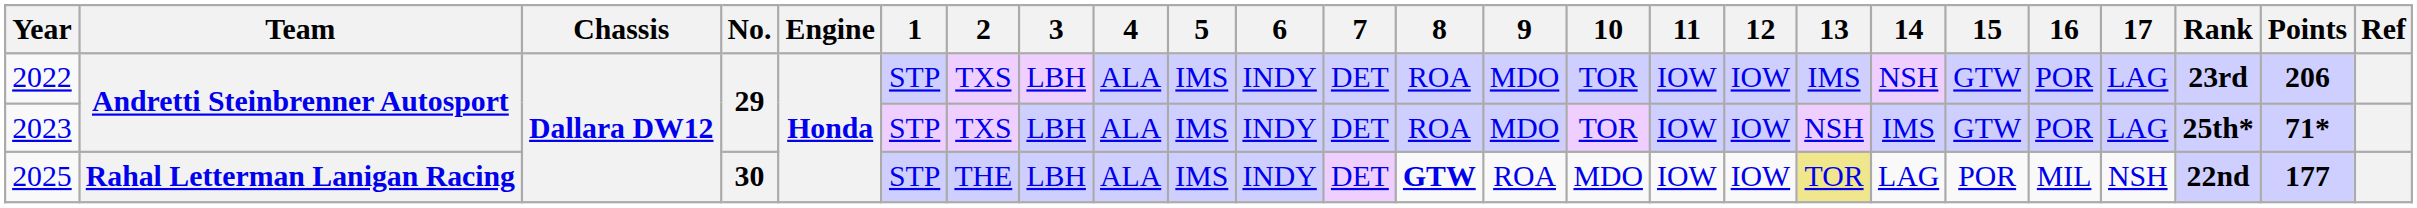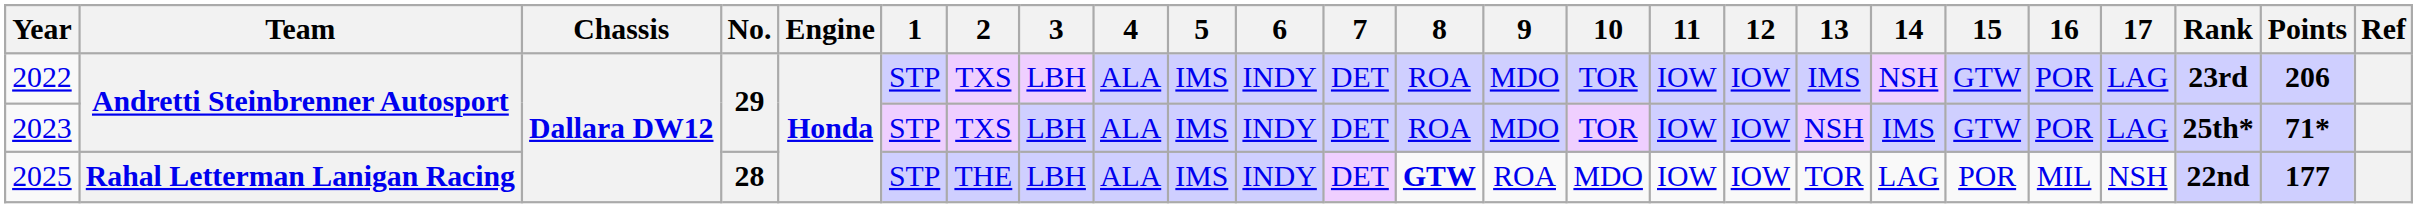(749, 176) 30 -> (749, 176) 28
(1834, 176) khaki background -> (1834, 176) no background
